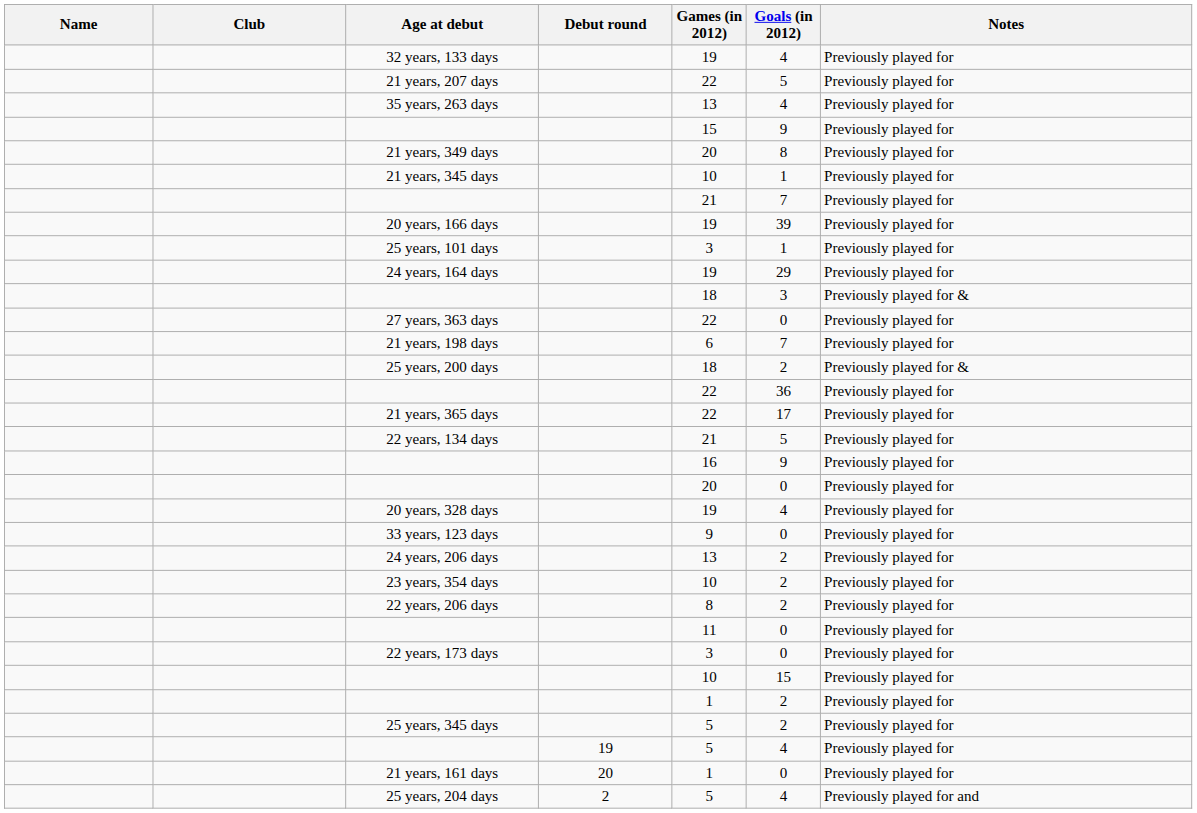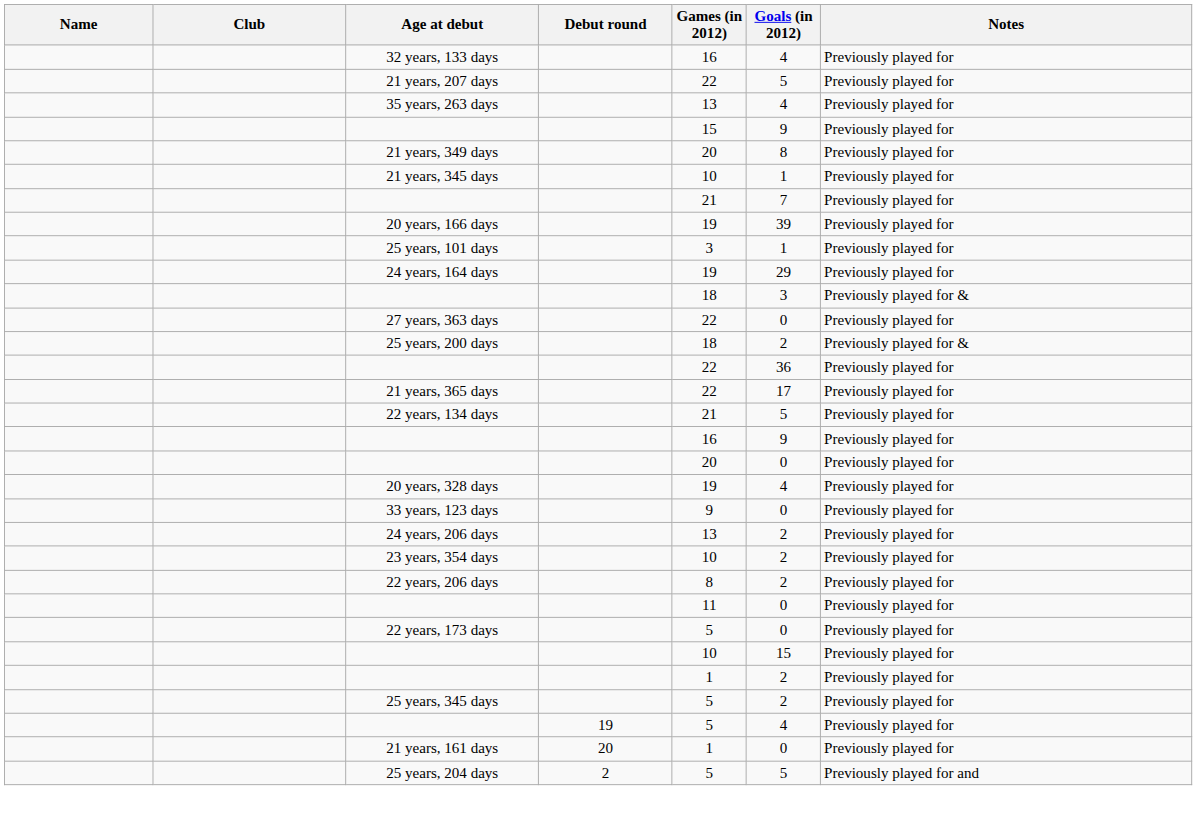(709, 57) 19 -> (709, 57) 16
- row: (442, 343)
(709, 653) 3 -> (709, 629) 5
(784, 796) 4 -> (784, 772) 5
